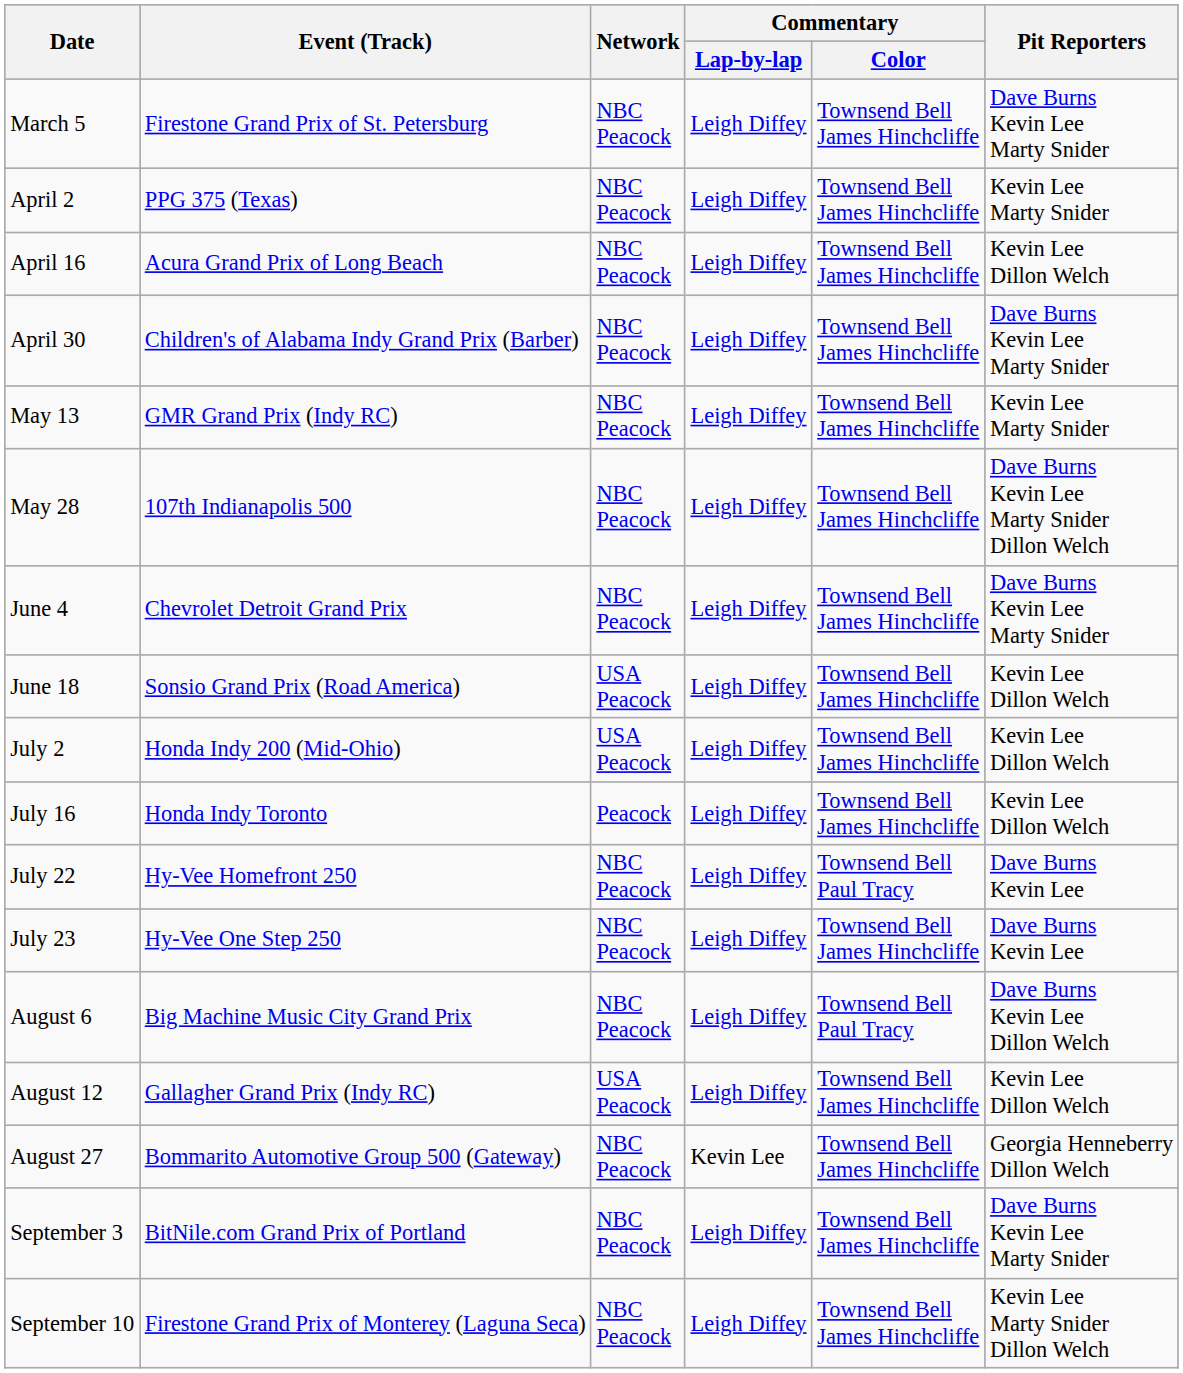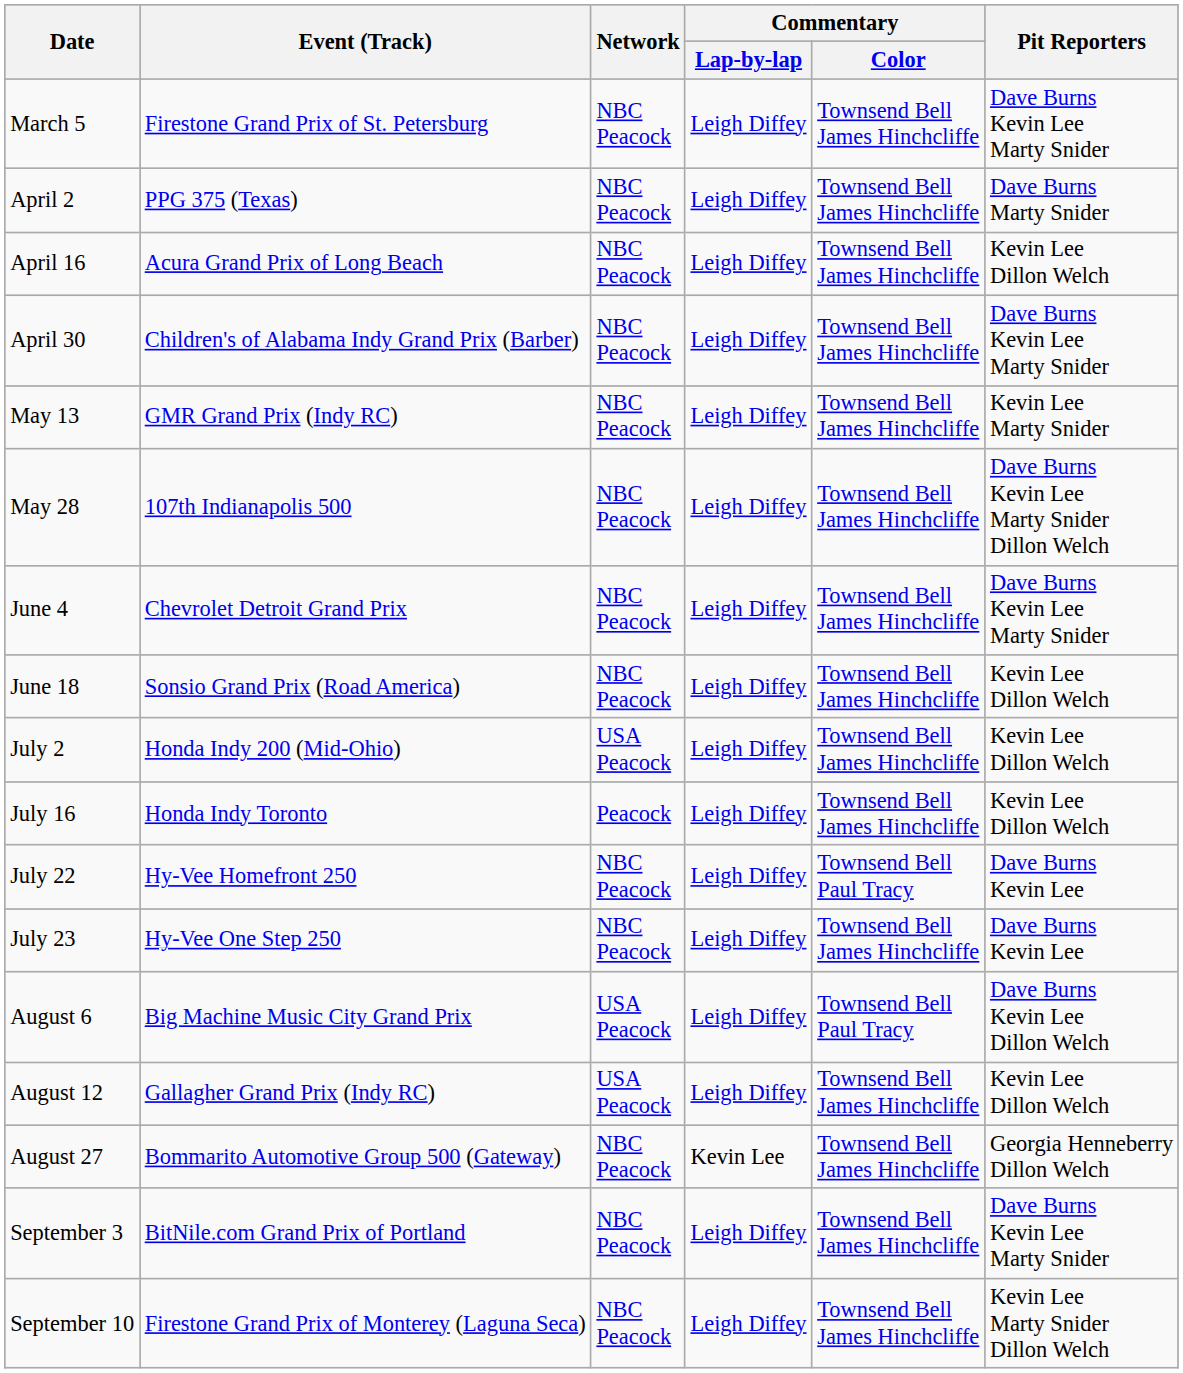(1049, 199) Kevin Lee Marty Snider -> (1049, 199) Dave Burns Marty Snider
(634, 685) USA Peacock -> (634, 685) NBC Peacock
(634, 1016) NBC Peacock -> (634, 1016) USA Peacock
